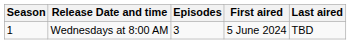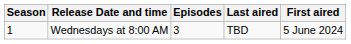columns swapped: (257, 13) <-> (317, 13)
